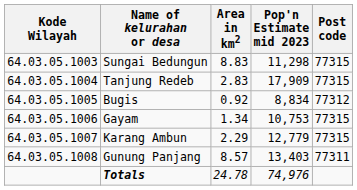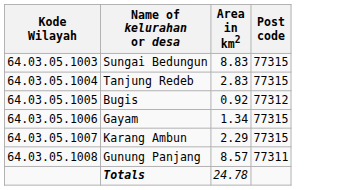- column: (281, 29)
